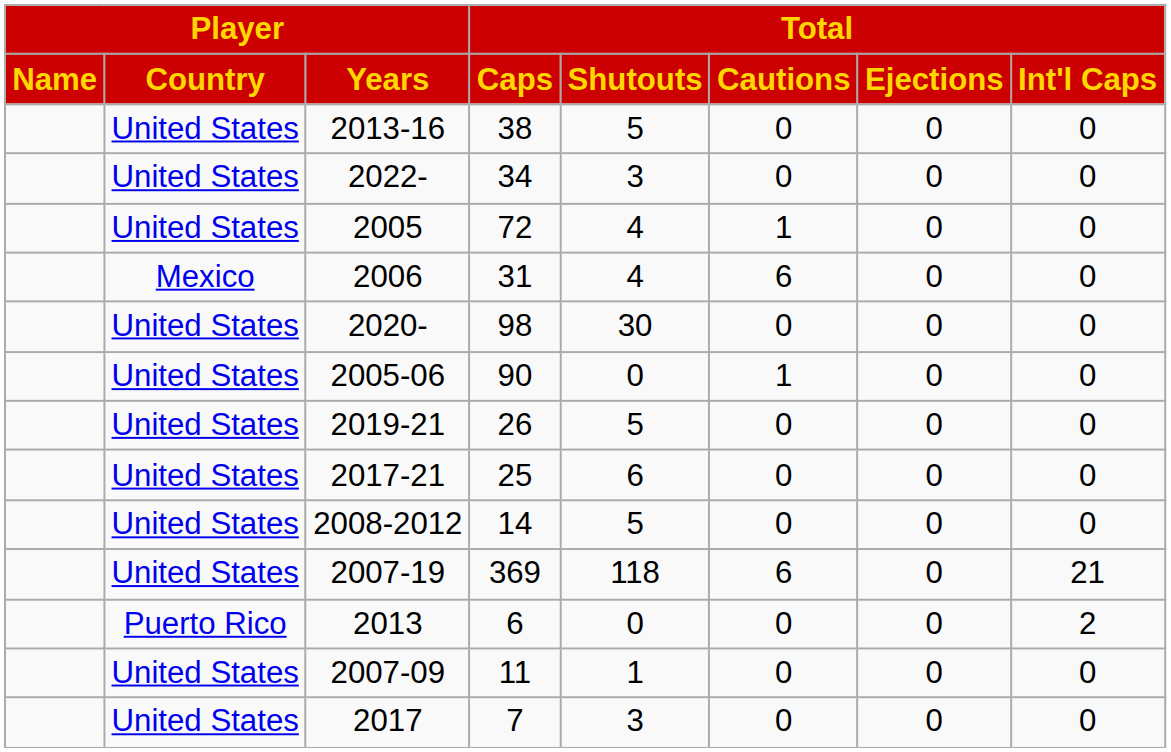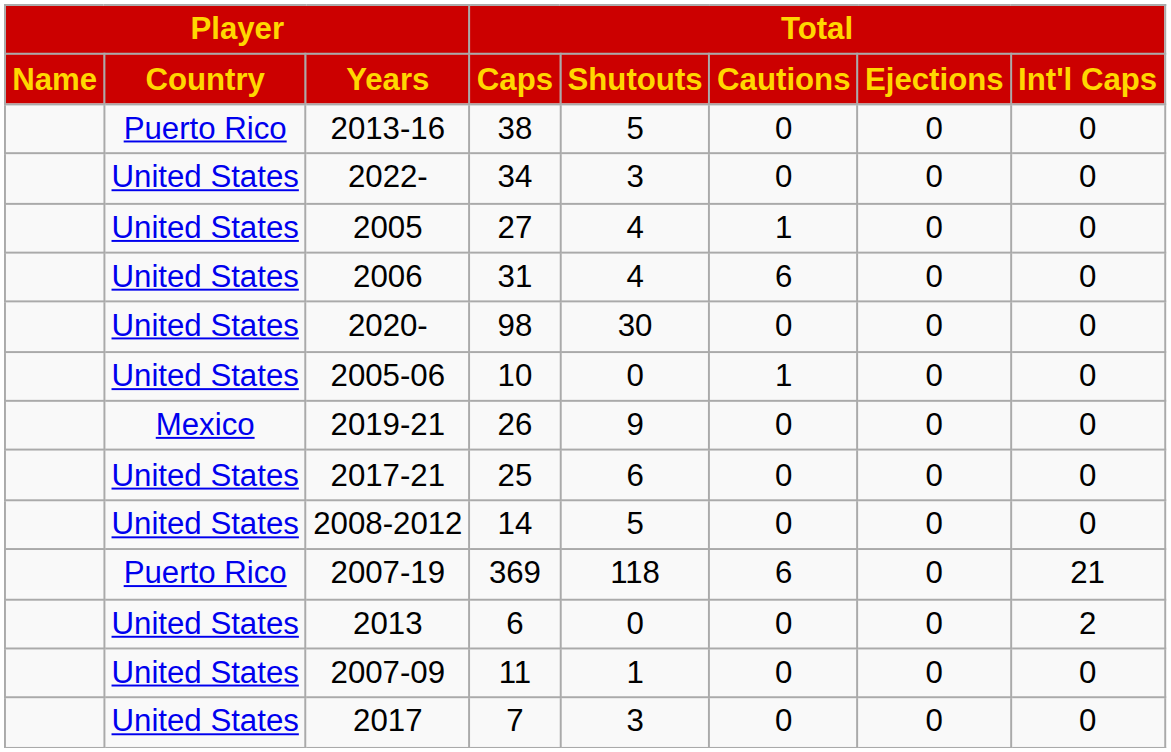(205, 128) United States -> (205, 128) Puerto Rico
(515, 227) 72 -> (515, 227) 27
(205, 276) Mexico -> (205, 276) United States
(515, 375) 90 -> (515, 375) 10
(205, 425) United States -> (205, 425) Mexico
(635, 425) 5 -> (635, 425) 9
(205, 573) United States -> (205, 573) Puerto Rico
(205, 623) Puerto Rico -> (205, 623) United States
